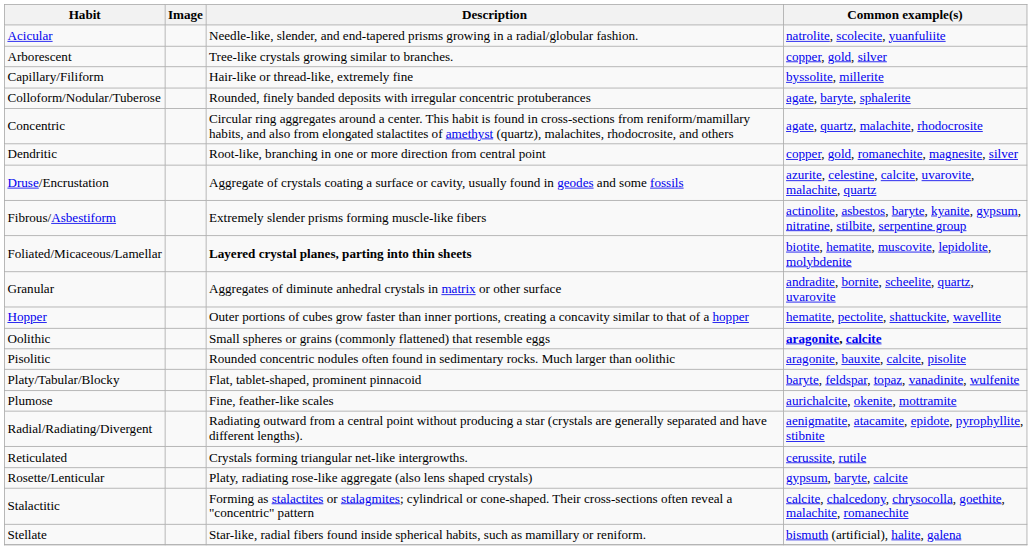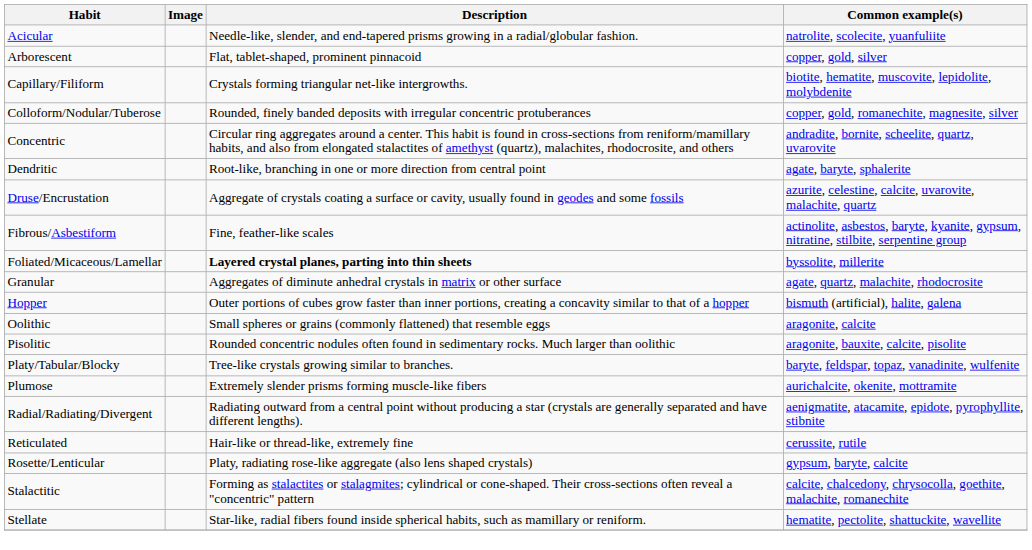(331, 56) Tree-like crystals growing similar to branches. -> (315, 56) Flat, tablet-shaped, prominent pinnacoid
(311, 77) Hair-like or thread-like, extremely fine -> (338, 84) Crystals forming triangular net-like intergrowths.
(835, 77) byssolite, millerite -> (889, 84) biotite, hematite, muscovite, lepidolite, molybdenite
(848, 98) agate, baryte, sphalerite -> (902, 112) copper, gold, romanechite, magnesite, silver
(884, 126) agate, quartz, malachite, rhodocrosite -> (880, 141) andradite, bornite, scheelite, quartz, uvarovite
(902, 154) copper, gold, romanechite, magnesite, silver -> (848, 169) agate, baryte, sphalerite
(348, 218) Extremely slender prisms forming muscle-like fibers -> (271, 233) Fine, feather-like scales
(889, 253) biotite, hematite, muscovite, lepidolite, molybdenite -> (835, 261) byssolite, millerite
(880, 289) andradite, bornite, scheelite, quartz, uvarovite -> (884, 282) agate, quartz, malachite, rhodocrosite
(894, 317) hematite, pectolite, shattuckite, wavellite -> (874, 302) bismuth (artificial), halite, galena
(834, 338) bold -> (831, 323) normal
(315, 380) Flat, tablet-shaped, prominent pinnacoid -> (331, 365) Tree-like crystals growing similar to branches.
(271, 400) Fine, feather-like scales -> (348, 386) Extremely slender prisms forming muscle-like fibers
(338, 457) Crystals forming triangular net-like intergrowths. -> (311, 442) Hair-like or thread-like, extremely fine
(874, 534) bismuth (artificial), halite, galena -> (894, 519) hematite, pectolite, shattuckite, wavellite
